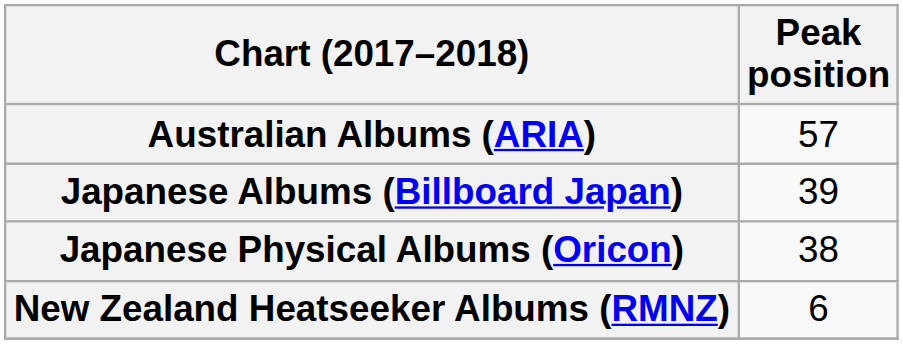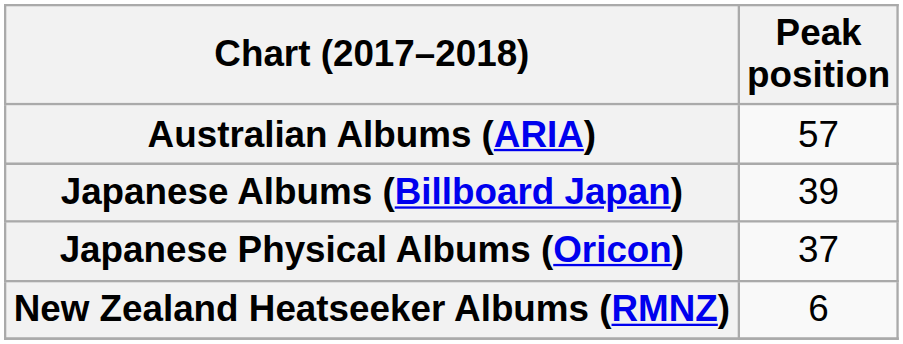(819, 250) 38 -> (819, 250) 37
